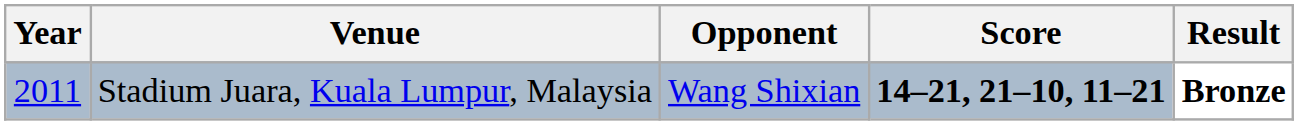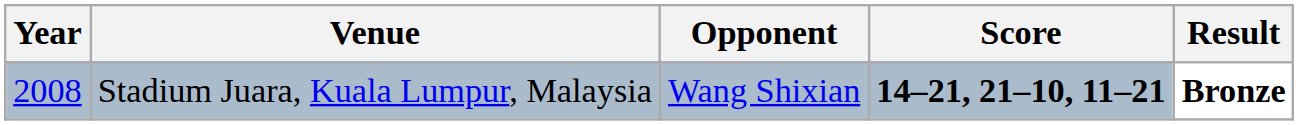(47, 89) 2011 -> (47, 89) 2008
